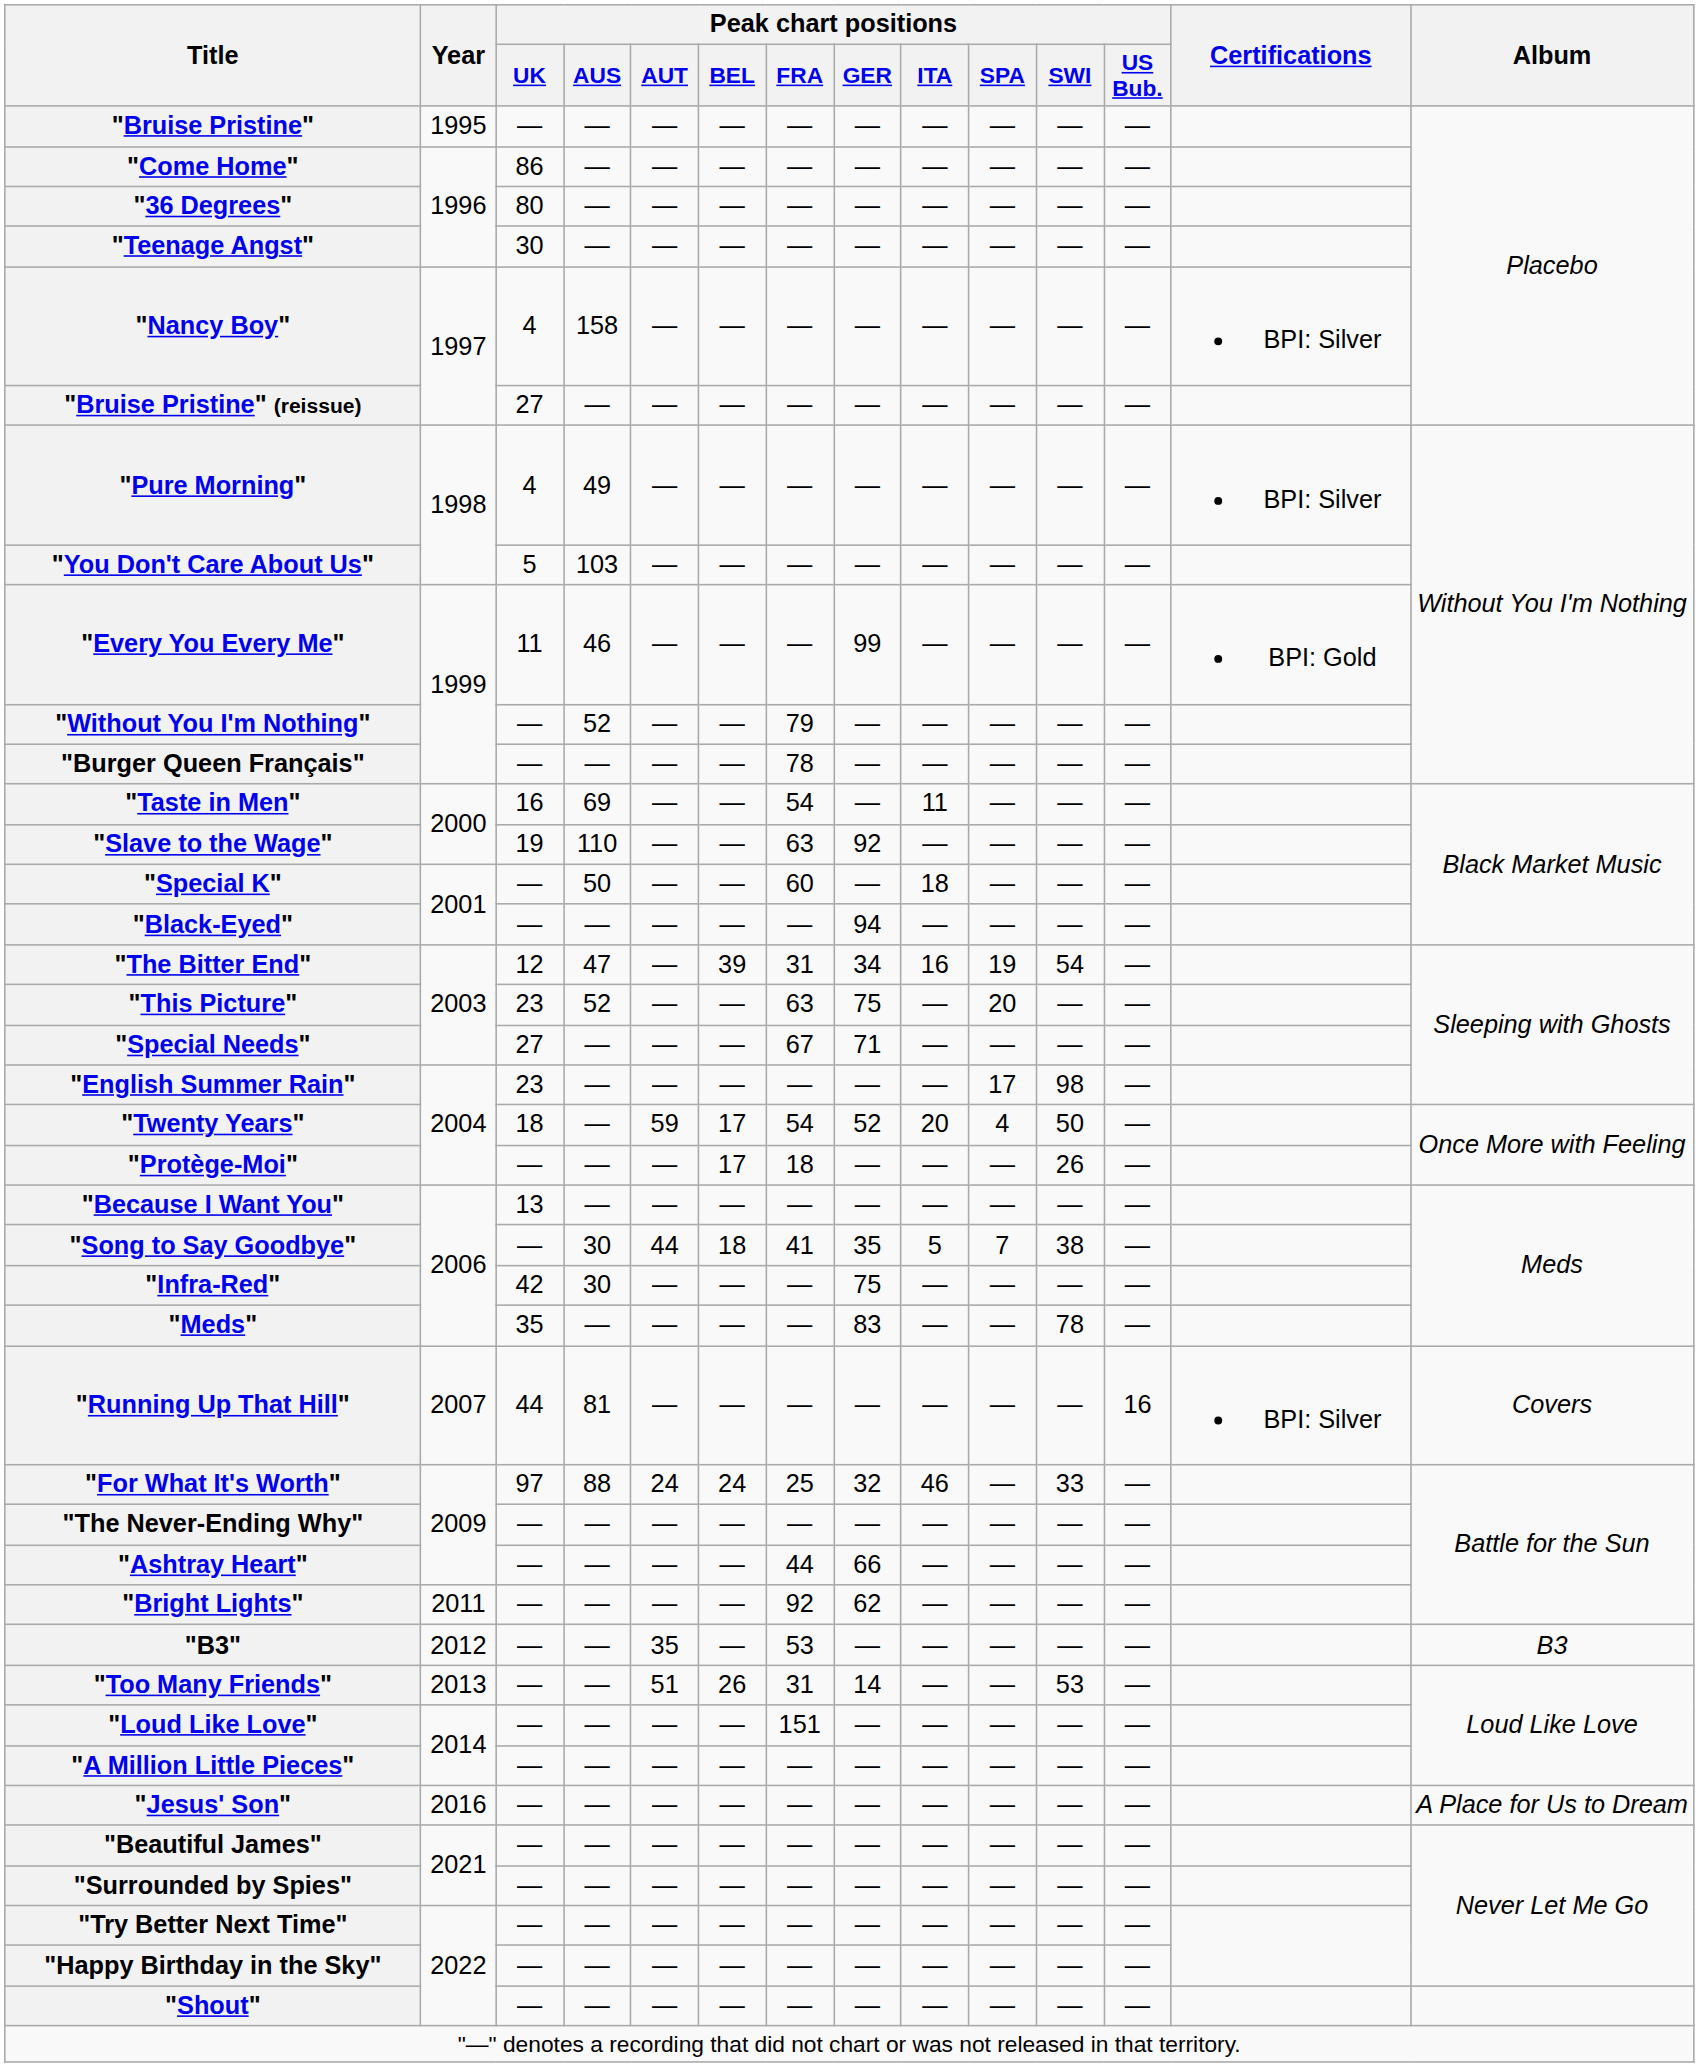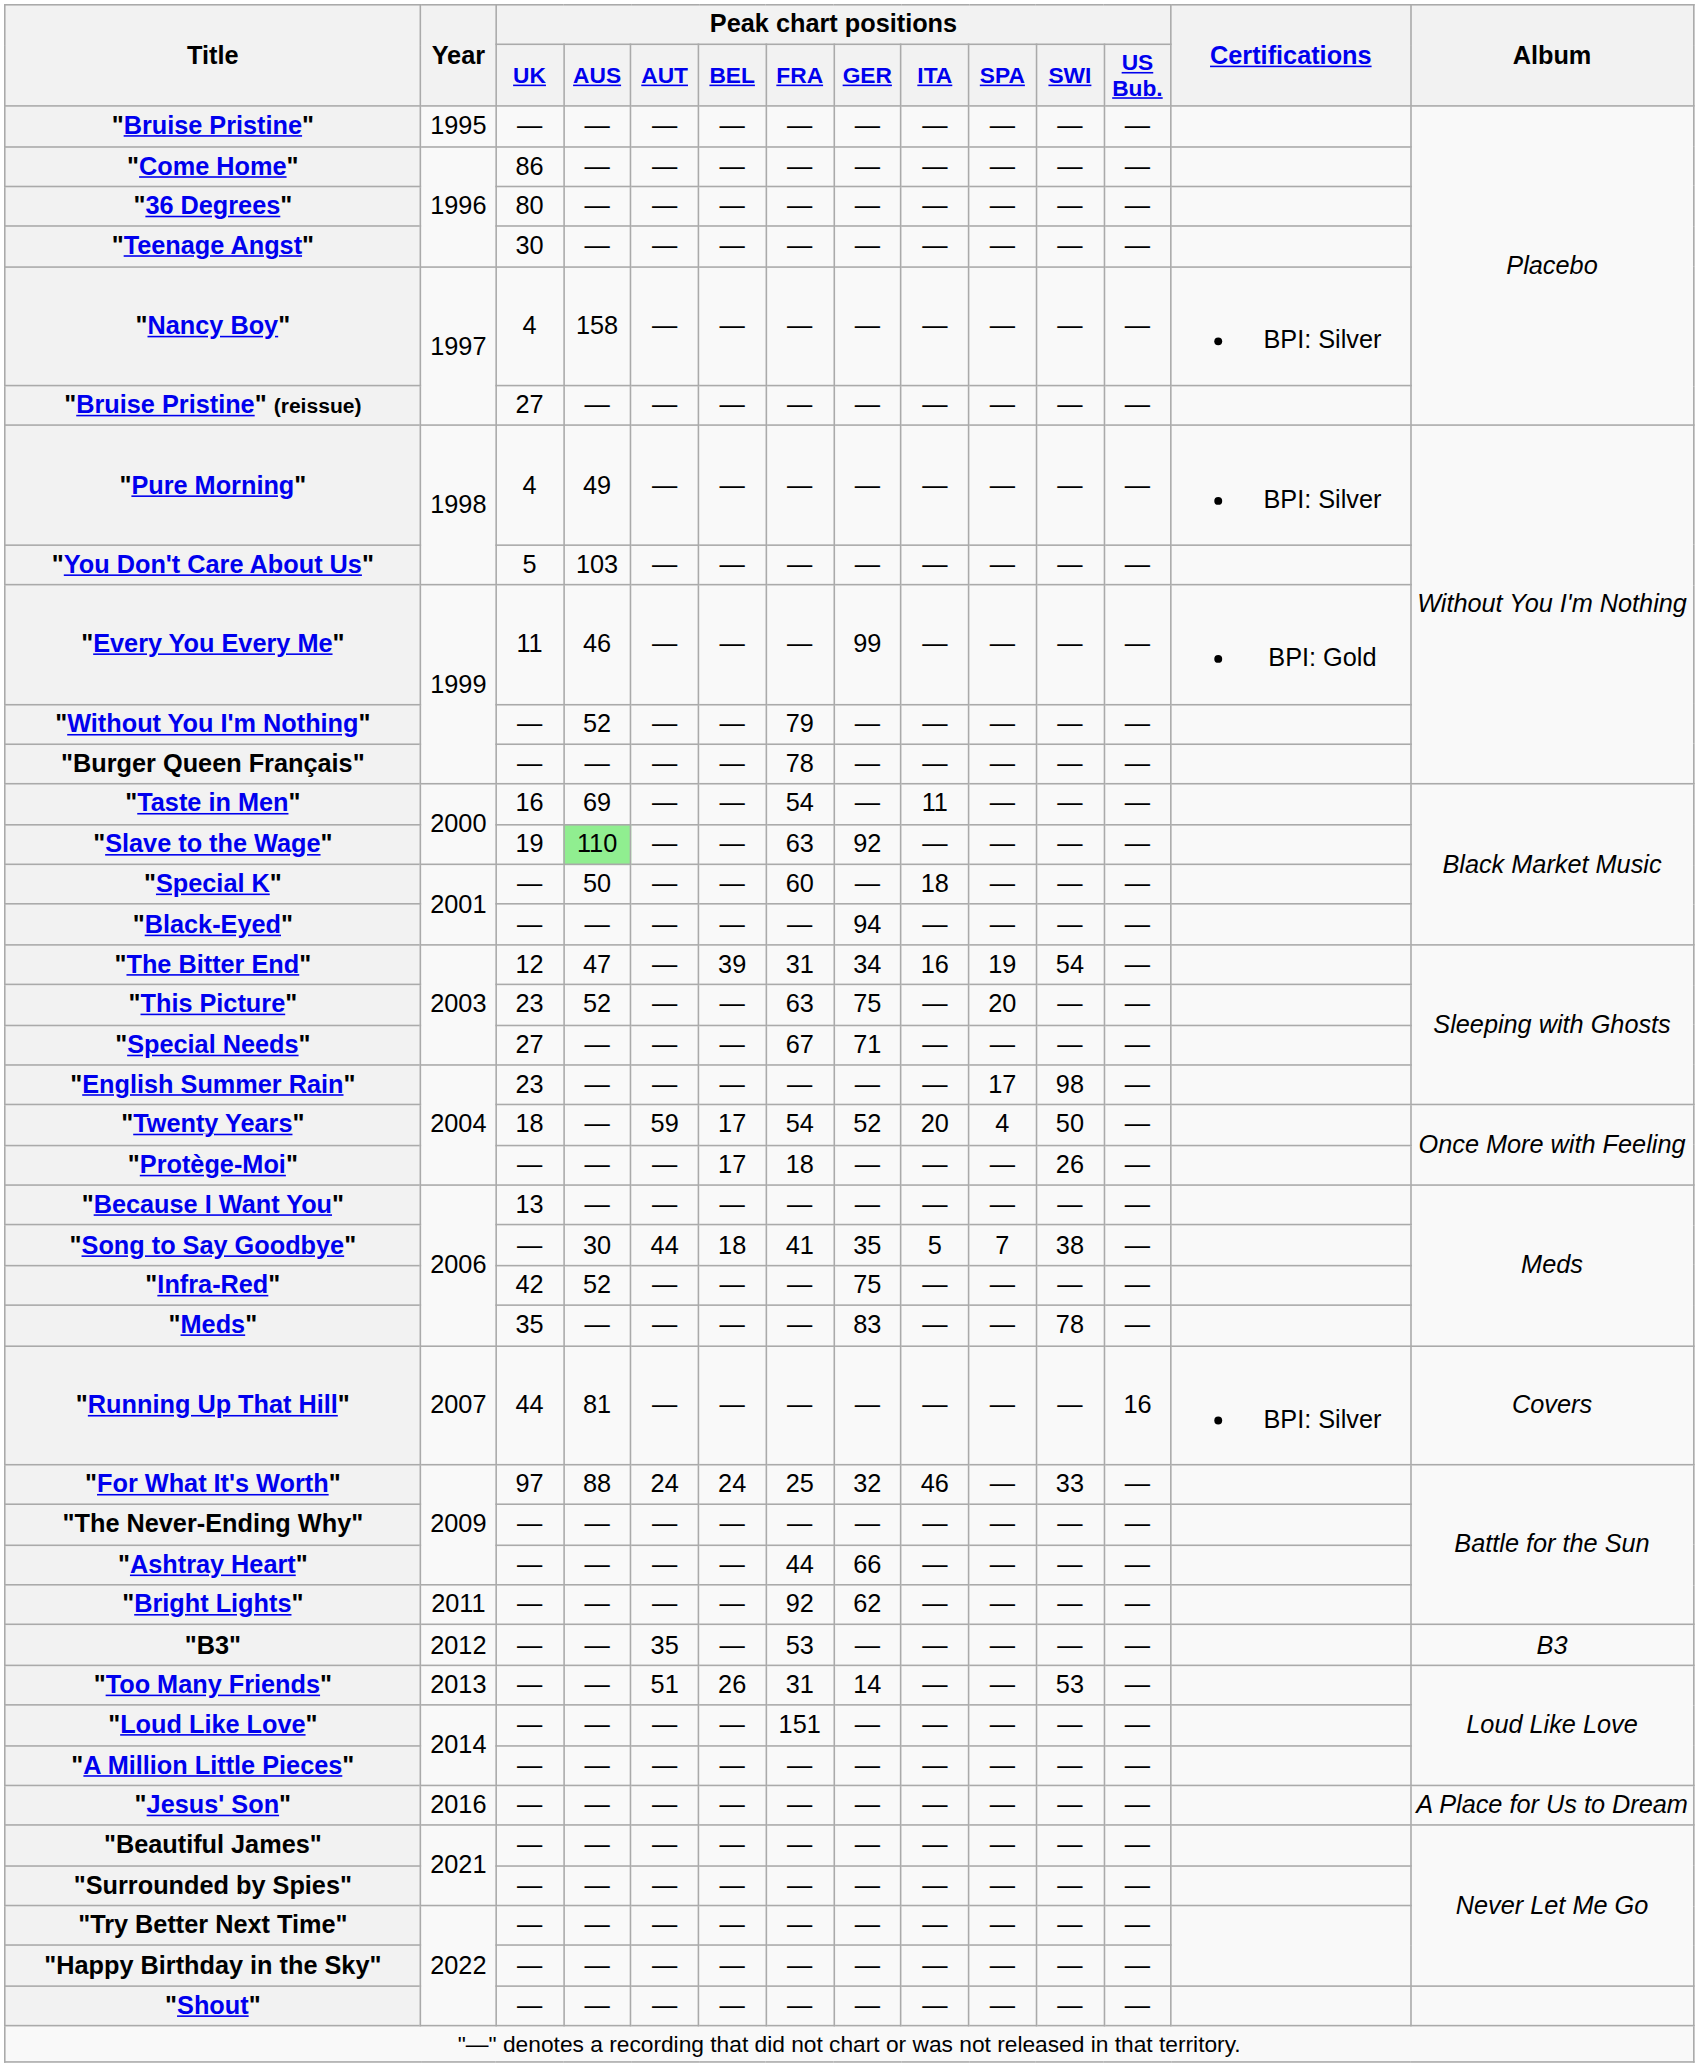(597, 843) no background -> (597, 843) lightgreen background
(597, 1284) 30 -> (597, 1284) 52
